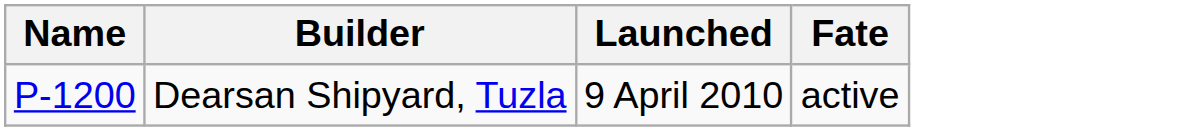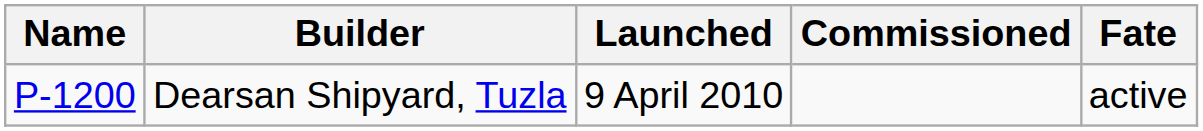+ column: (936, 34)
